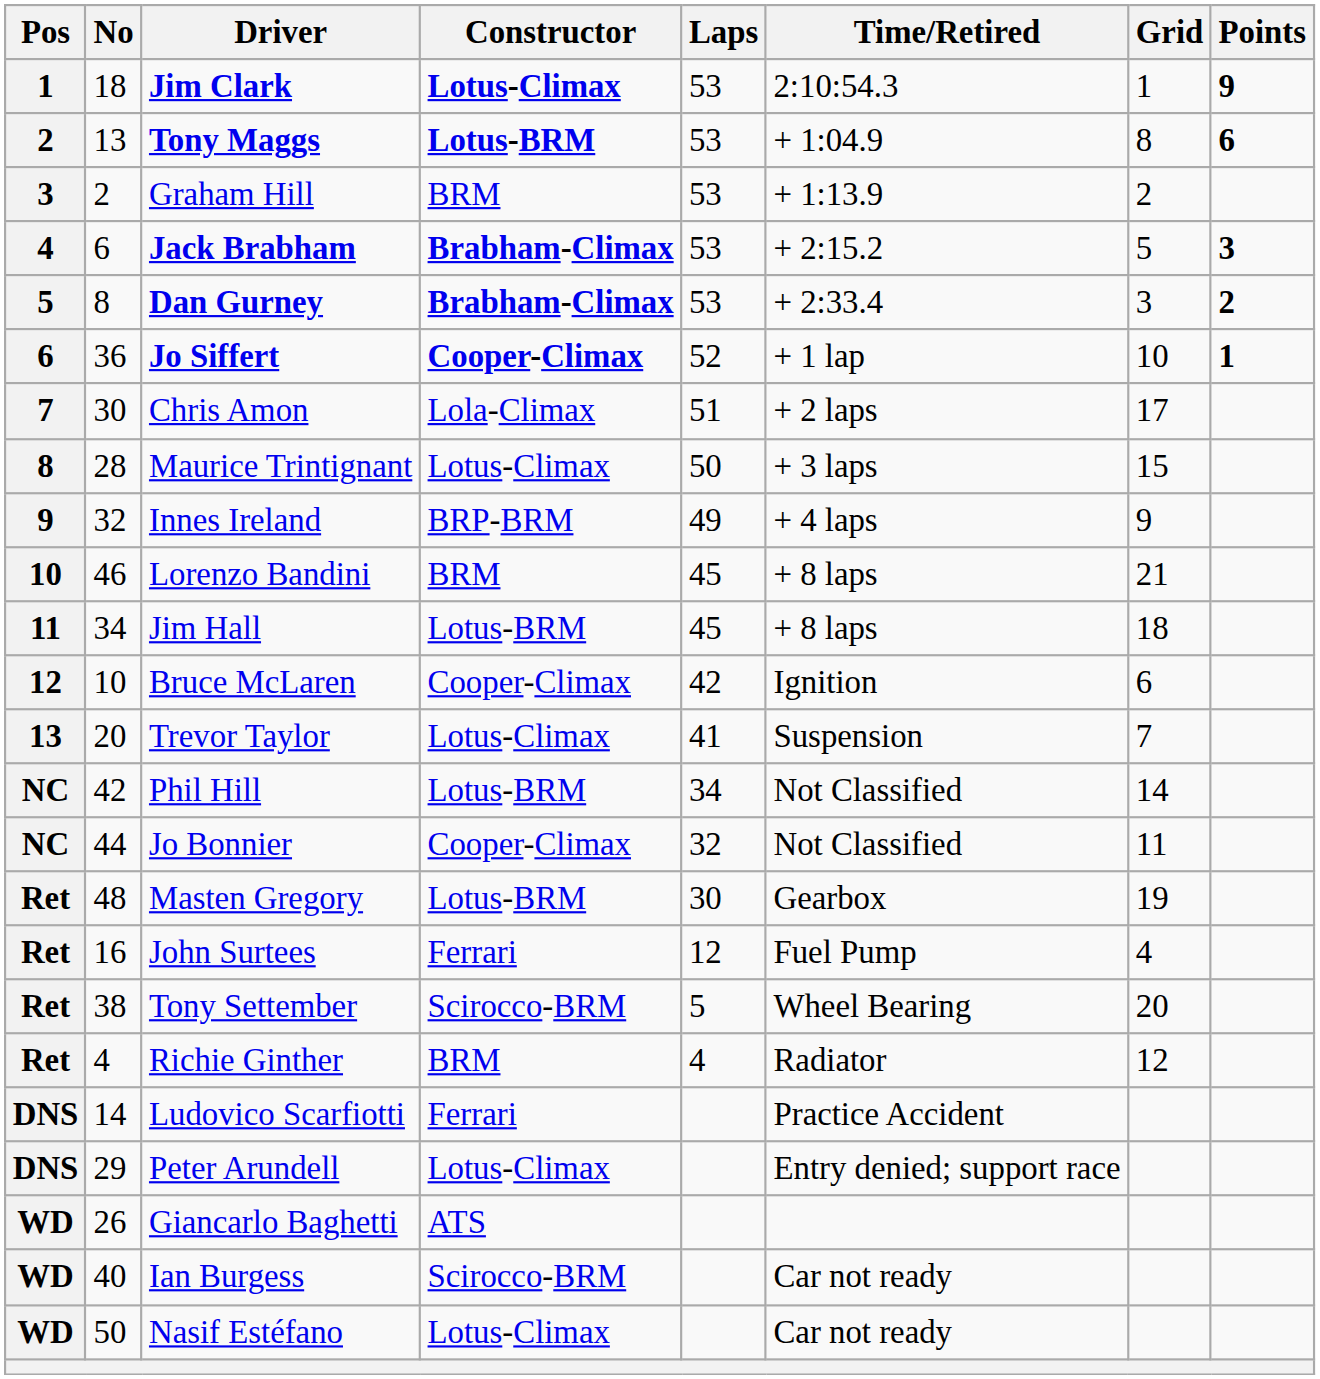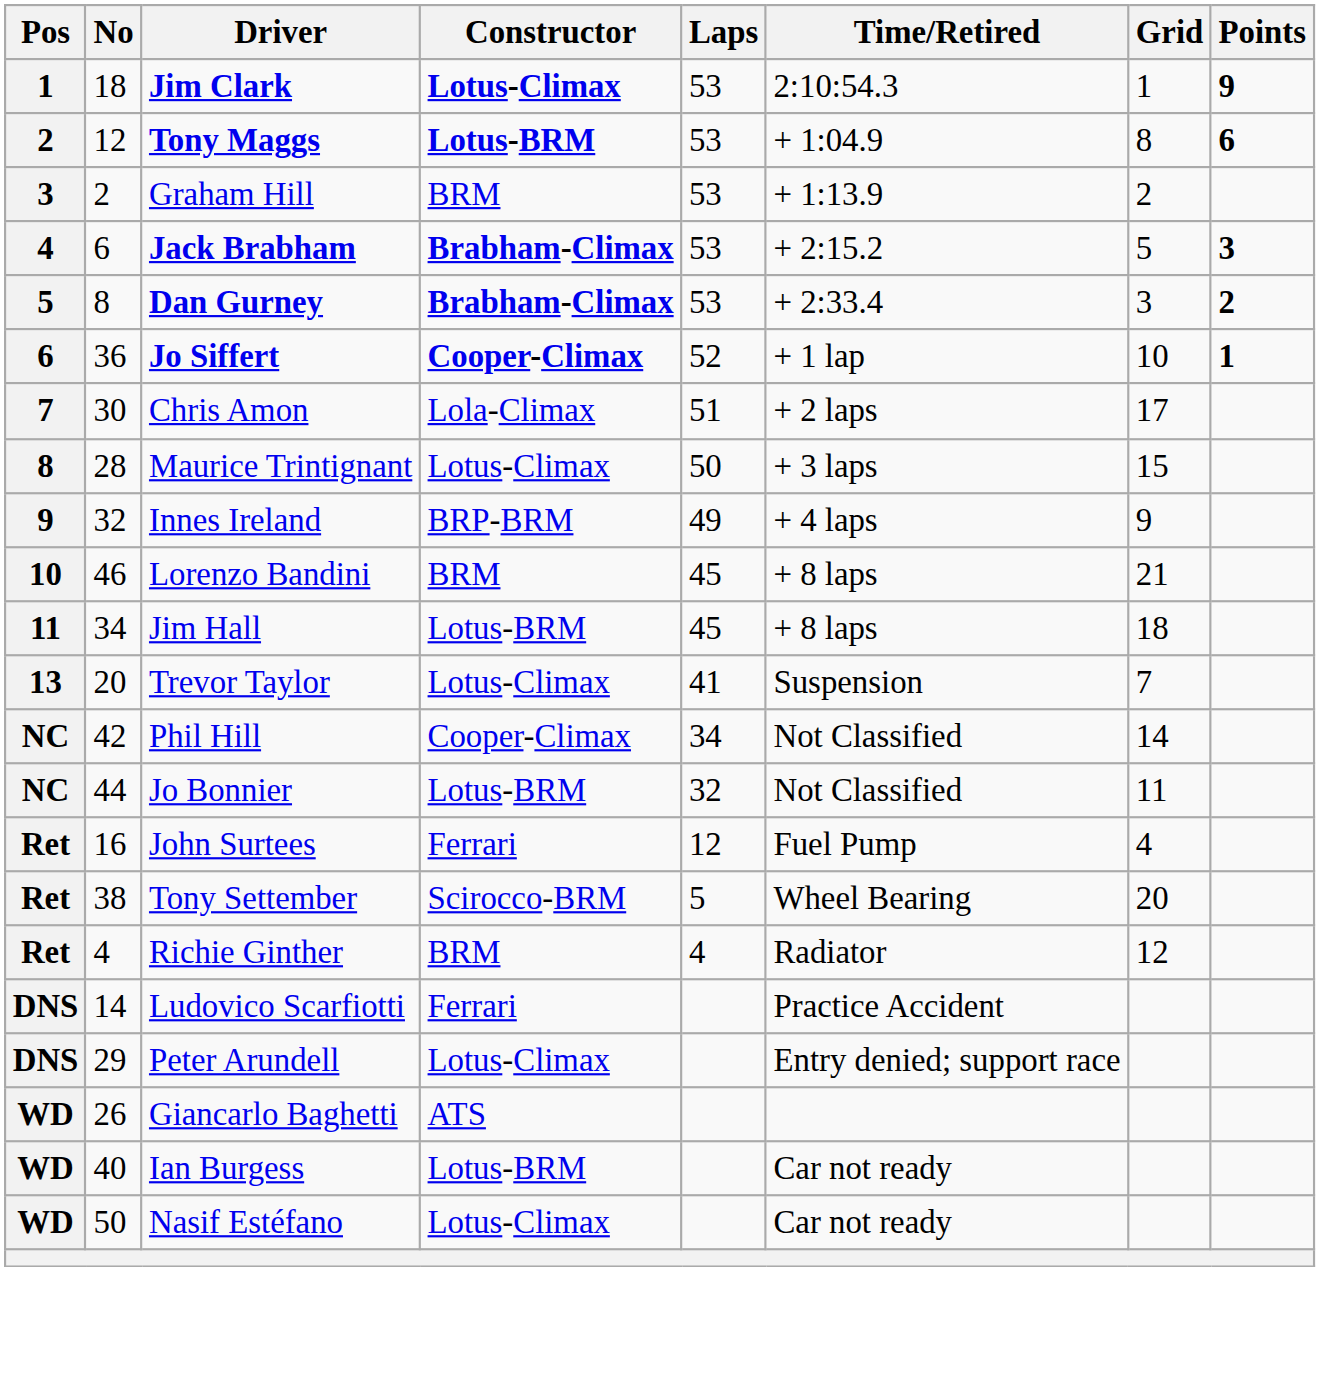(110, 140) 13 -> (110, 140) 12
- row: (252, 681)
(507, 789) Lotus-BRM -> (529, 735) Cooper-Climax
(529, 843) Cooper-Climax -> (507, 789) Lotus-BRM
- row: (256, 897)
(527, 1276) Scirocco-BRM -> (507, 1168) Lotus-BRM
